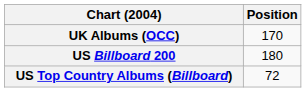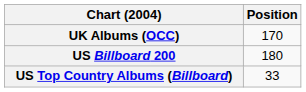(272, 76) 72 -> (272, 76) 33
